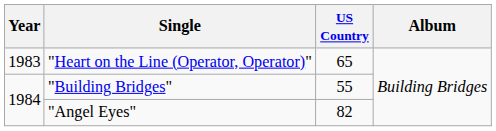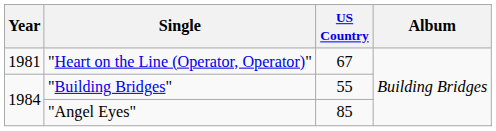(24, 61) 1983 -> (24, 61) 1981
(345, 61) 65 -> (345, 61) 67
(345, 112) 82 -> (345, 112) 85
